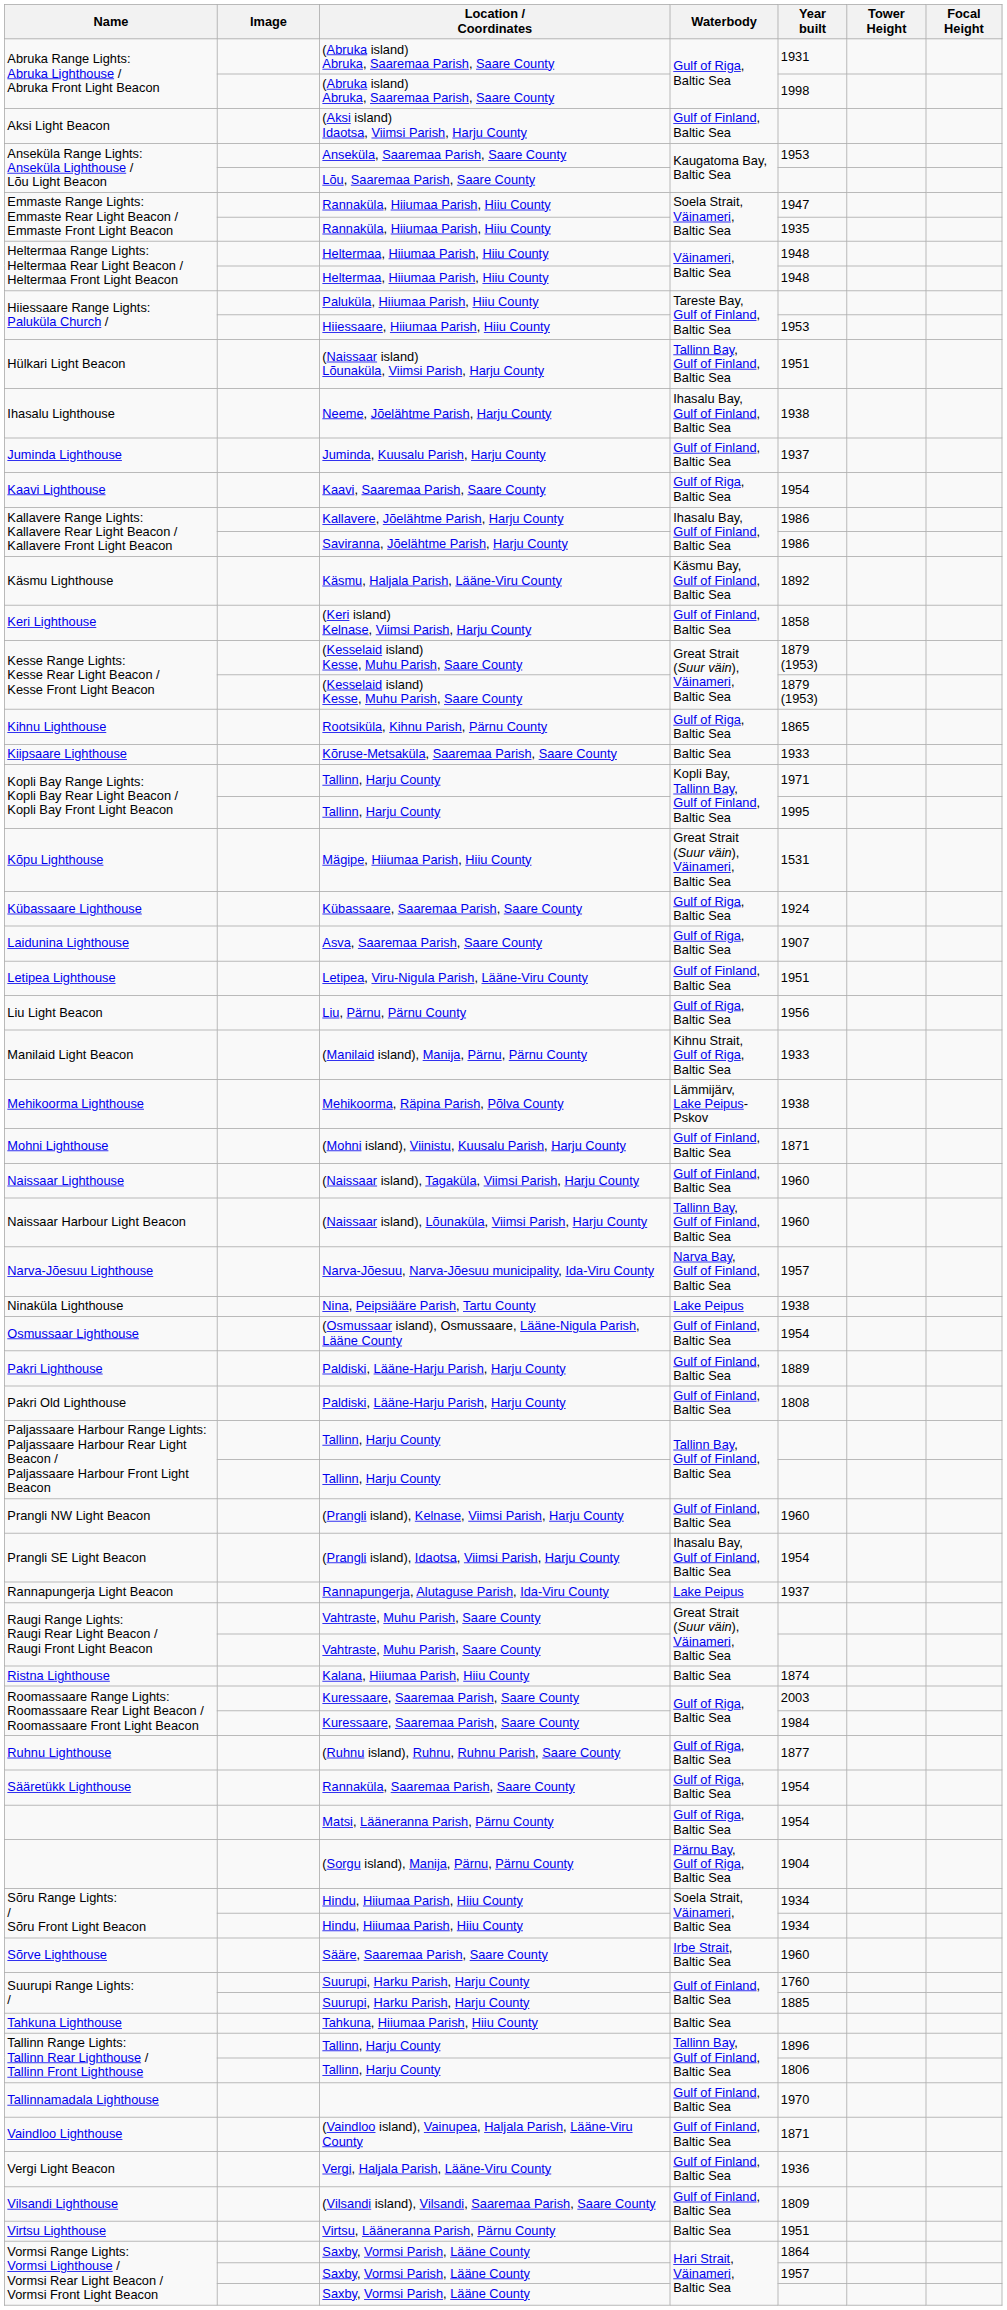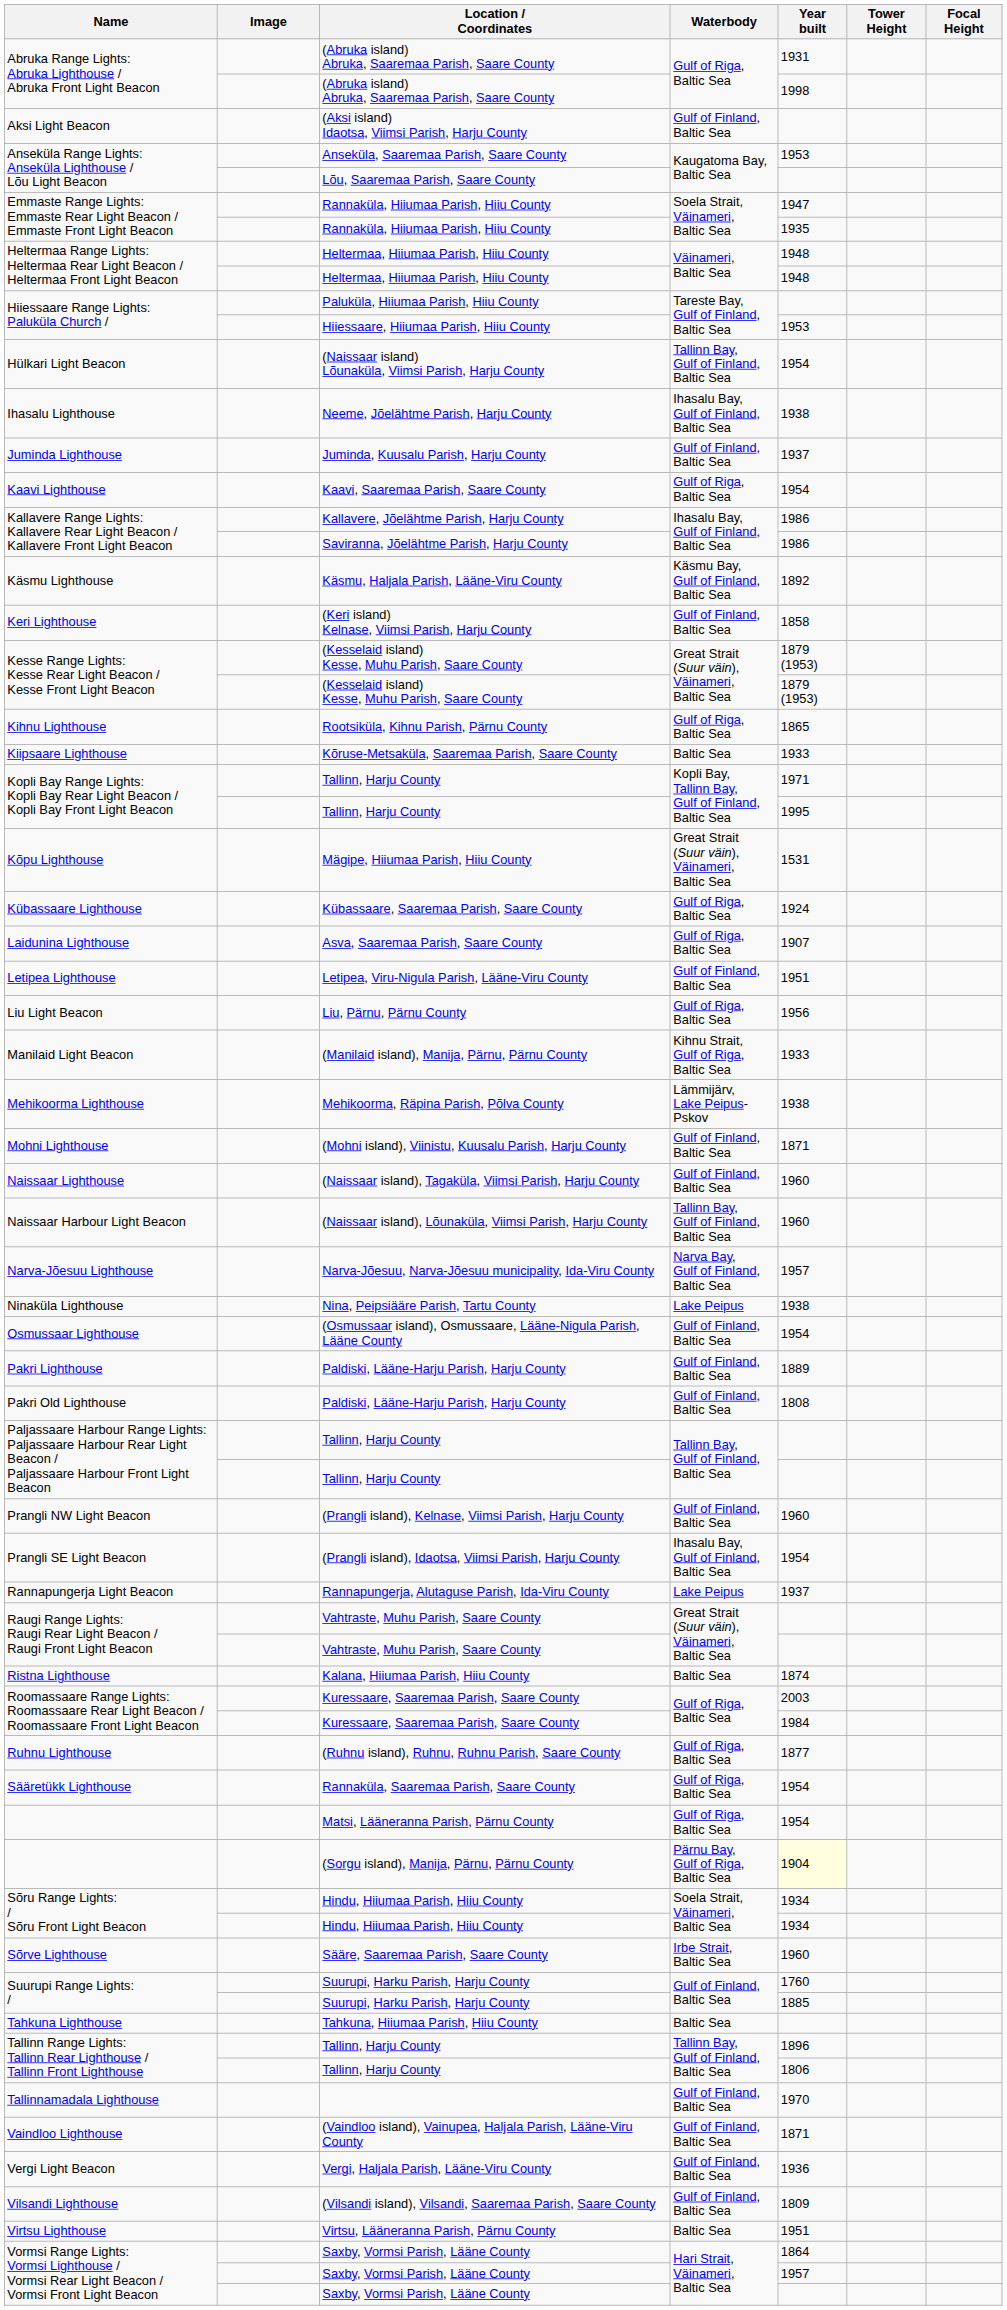(795, 364) 1951 -> (795, 364) 1954
(795, 1864) no background -> (795, 1864) lightyellow background
